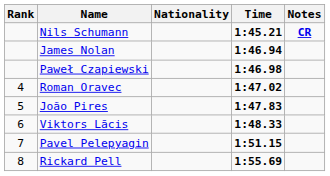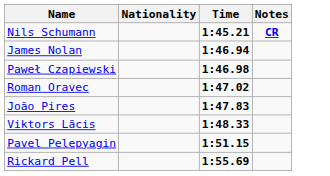- column: (21, 14)
